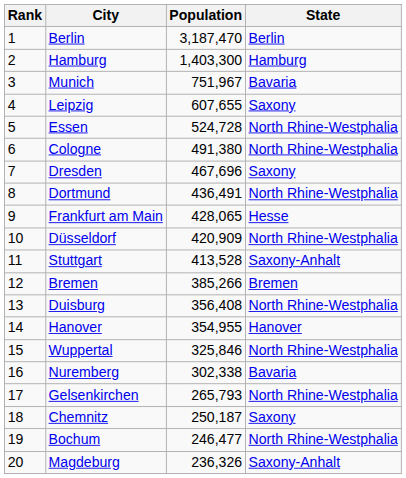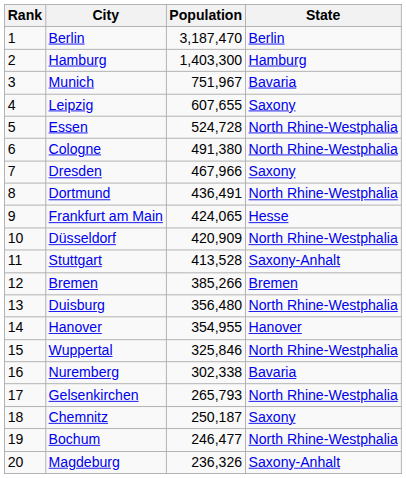(217, 171) 467,696 -> (217, 171) 467,966
(217, 216) 428,065 -> (217, 216) 424,065
(217, 305) 356,408 -> (217, 305) 356,480
